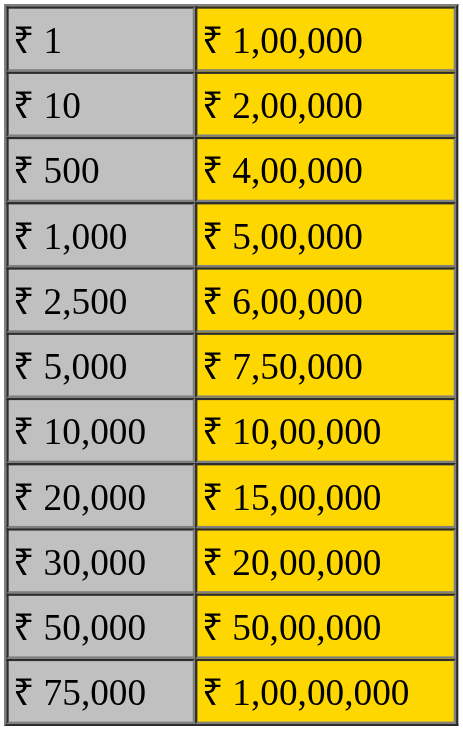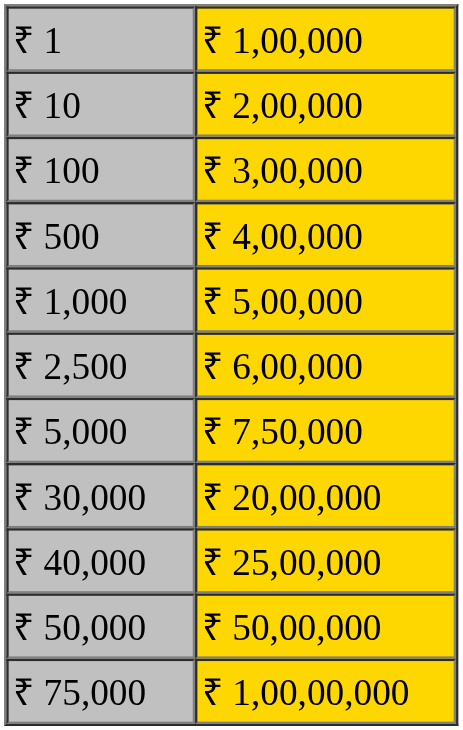+ row: (56, 171)
- row: (80, 432)
- row: (80, 497)
+ row: (80, 562)
